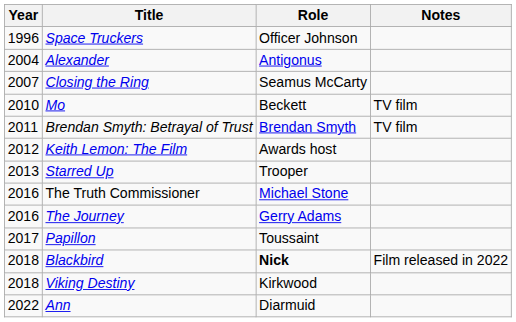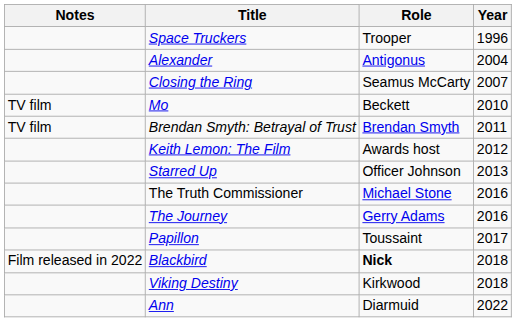columns swapped: (23, 15) <-> (441, 15)
(308, 37) Officer Johnson -> (387, 37) Trooper
(283, 171) Trooper -> (412, 171) Officer Johnson
